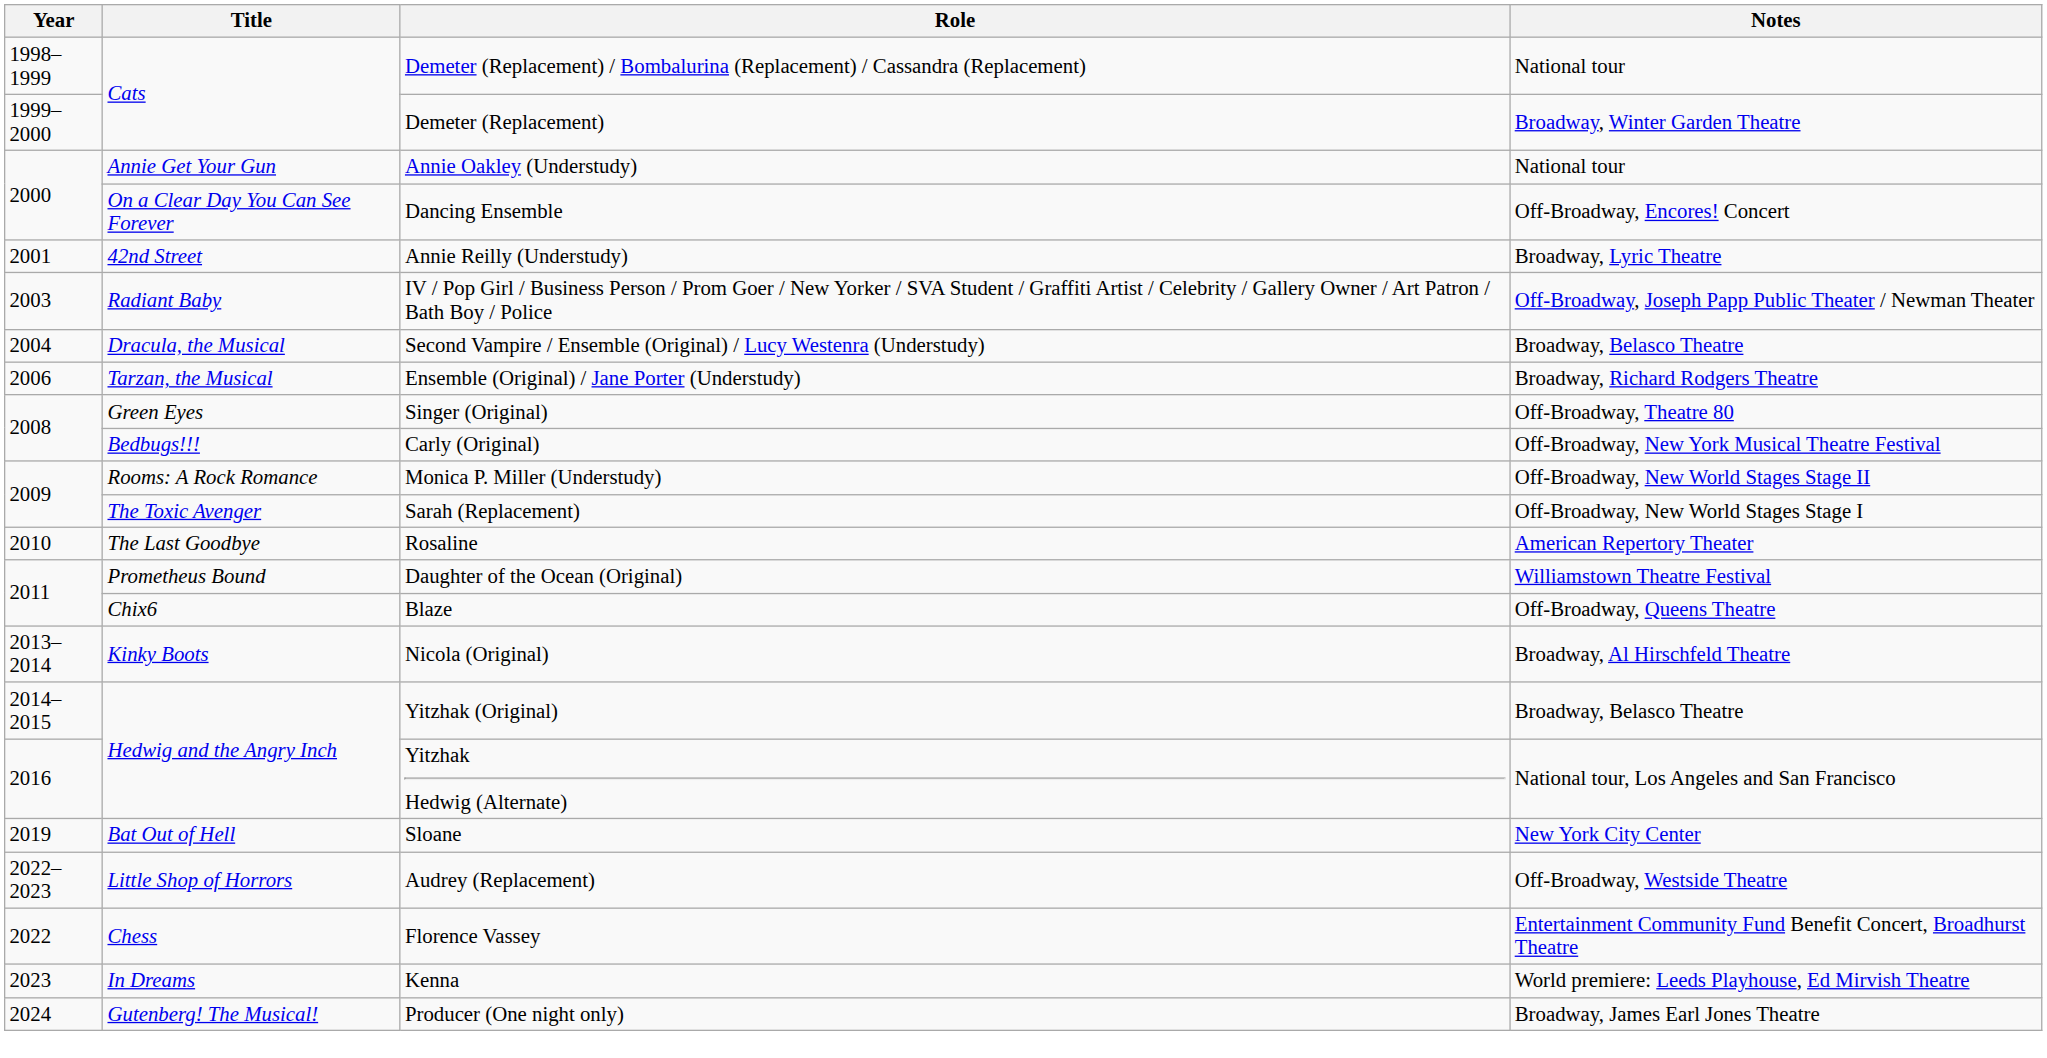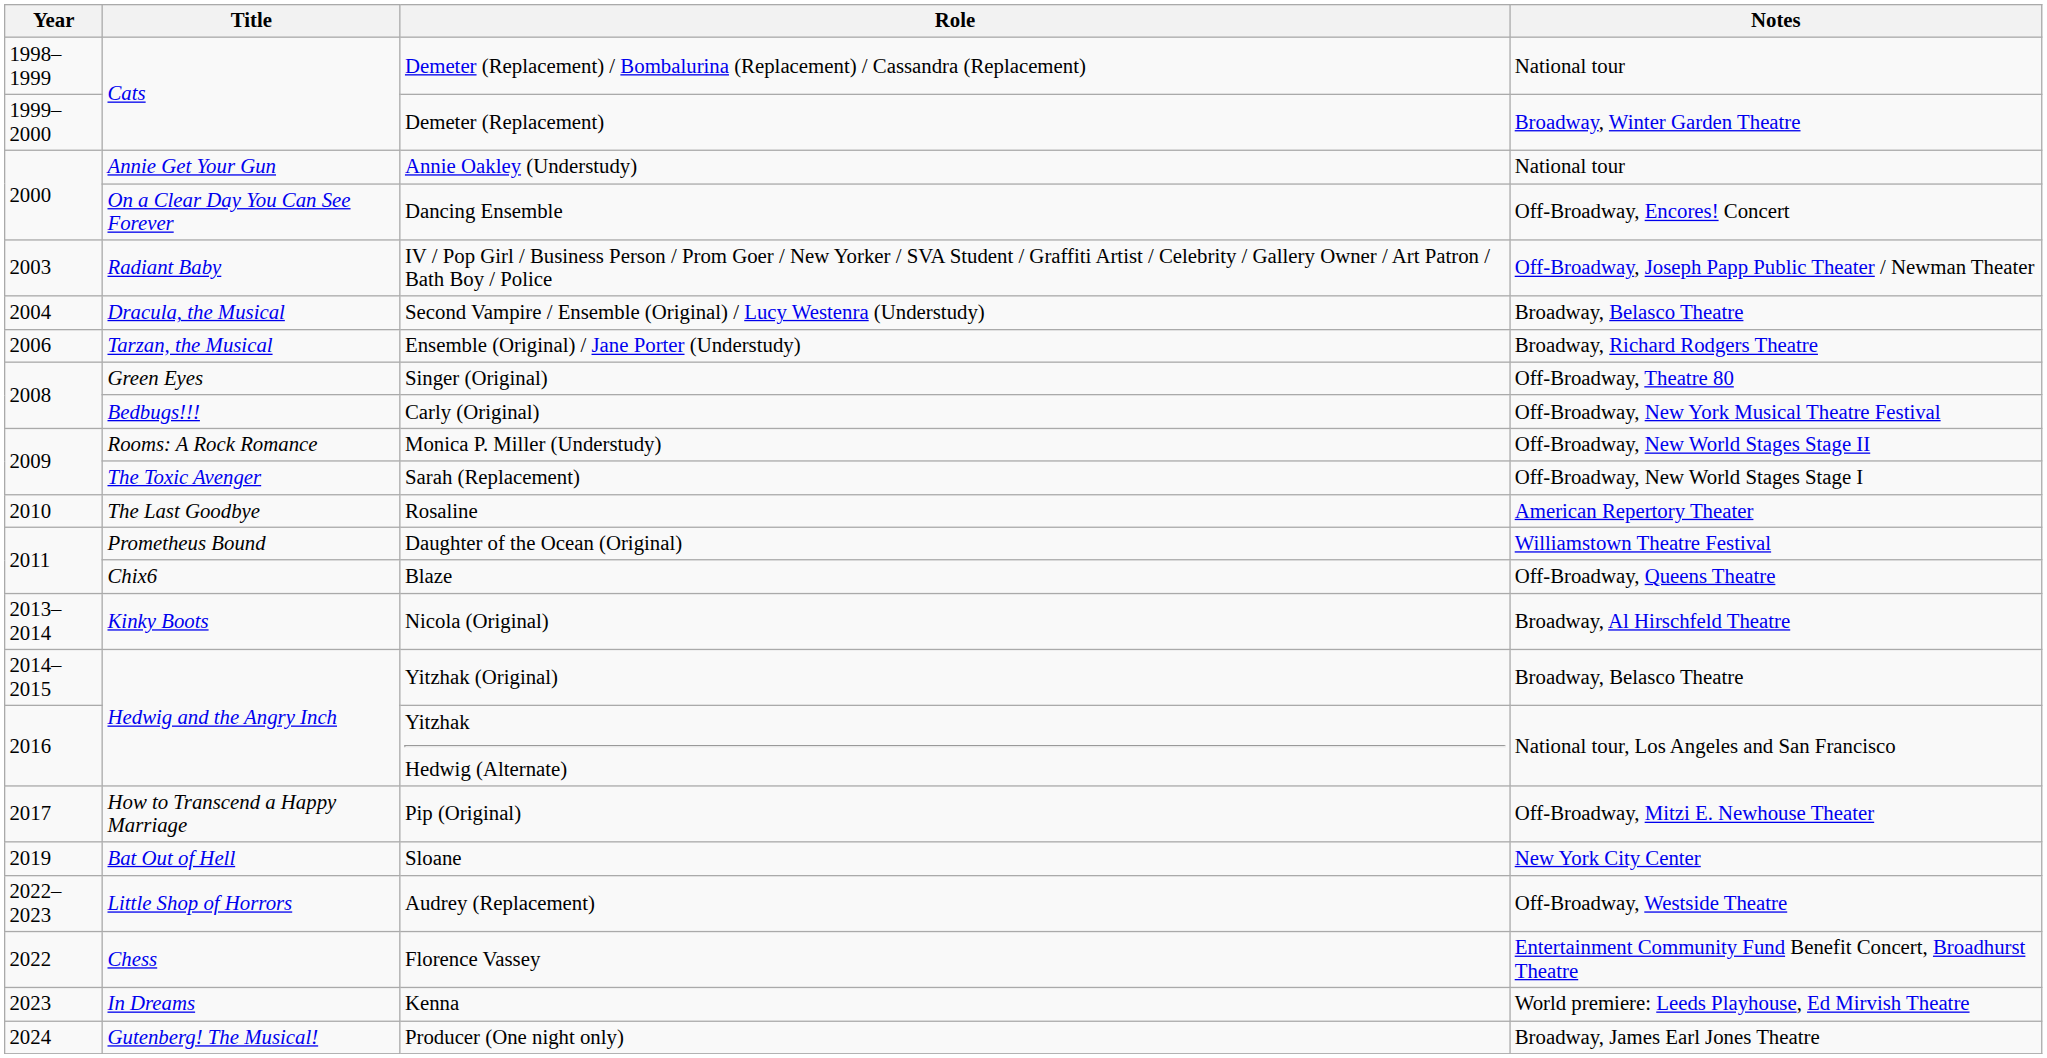- row: (516, 256)
+ row: (463, 813)
